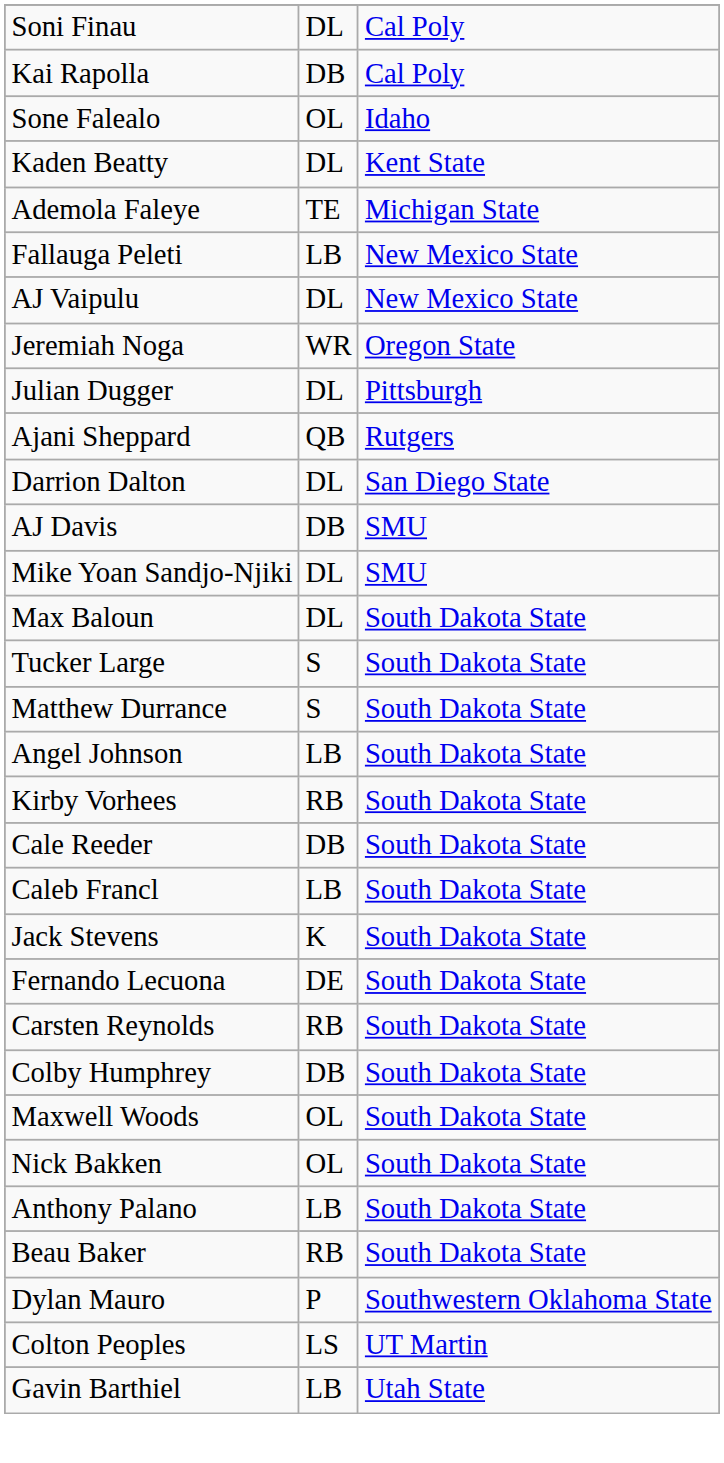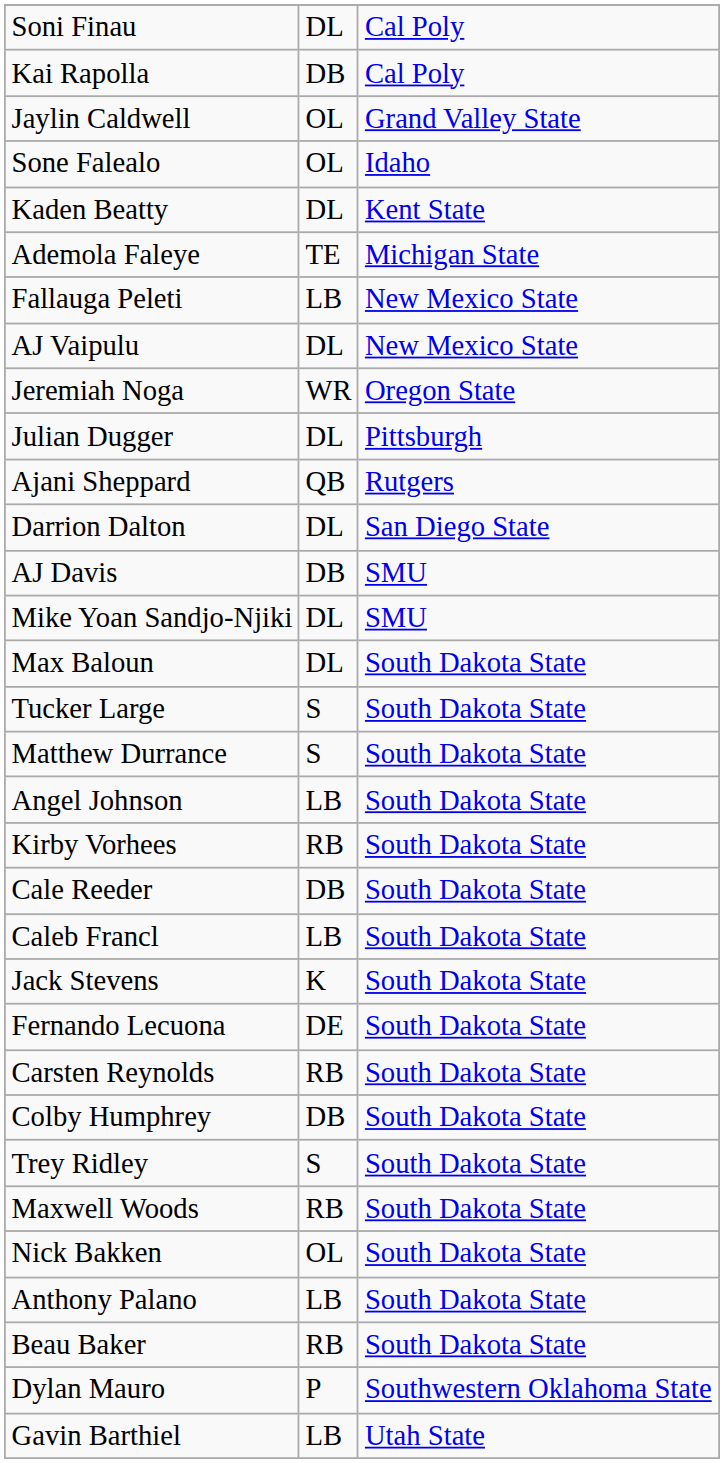+ row: (101, 118)
+ row: (80, 1162)
(325, 1117) OL -> (325, 1208) RB
- row: (99, 1344)
